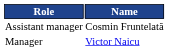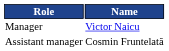rows swapped: (24, 41) <-> (44, 26)
